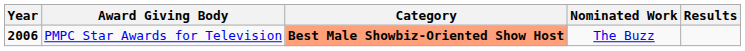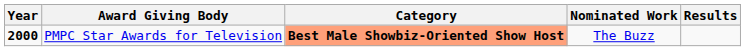(23, 36) 2006 -> (23, 36) 2000
